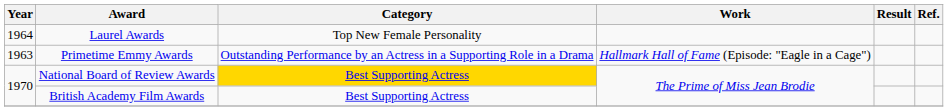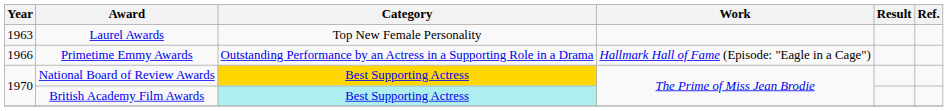(20, 34) 1964 -> (20, 34) 1963
(20, 55) 1963 -> (20, 55) 1966
(407, 95) no background -> (407, 95) paleturquoise background
